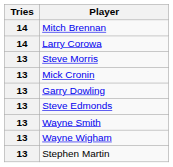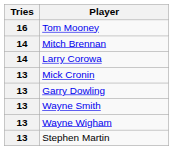+ row: (71, 28)
- row: (70, 59)
- row: (77, 106)
